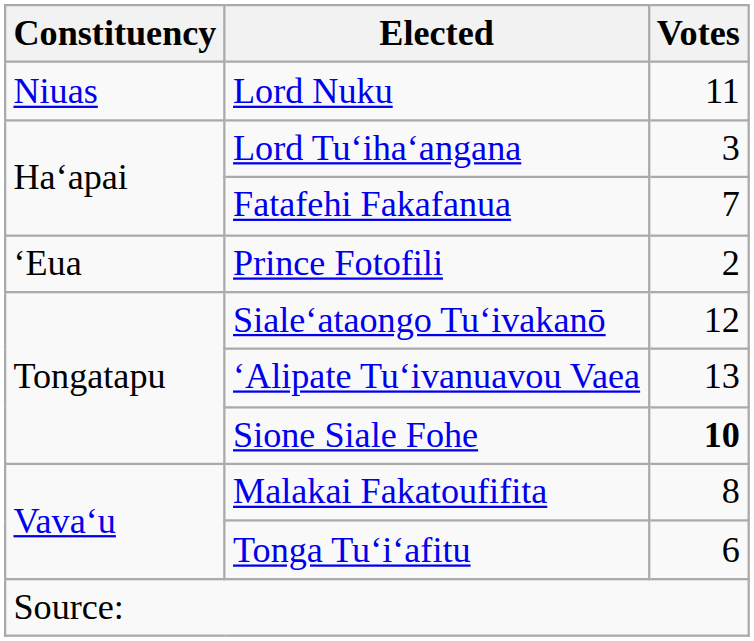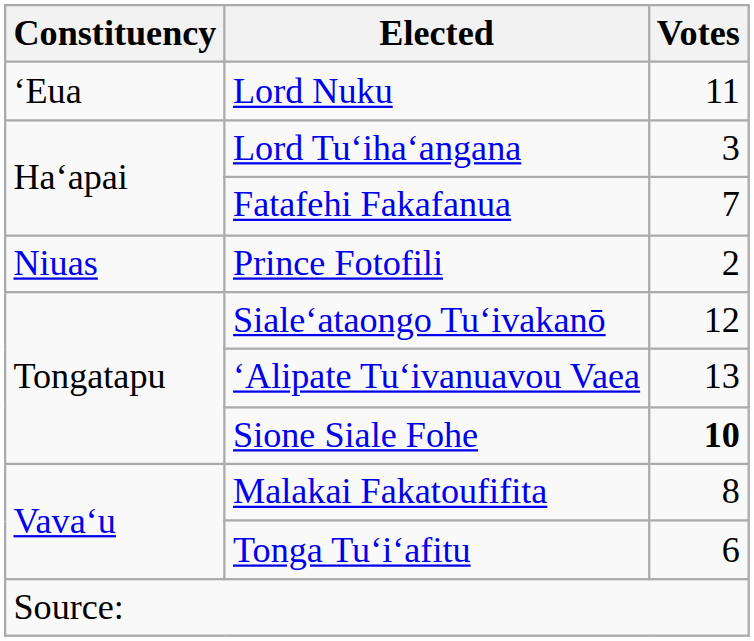(56, 90) Niuas -> (48, 90) ‘Eua
(48, 262) ‘Eua -> (56, 262) Niuas
